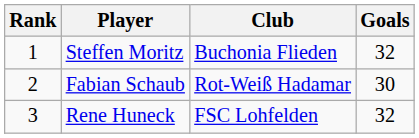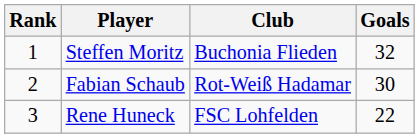(385, 116) 32 -> (385, 116) 22
